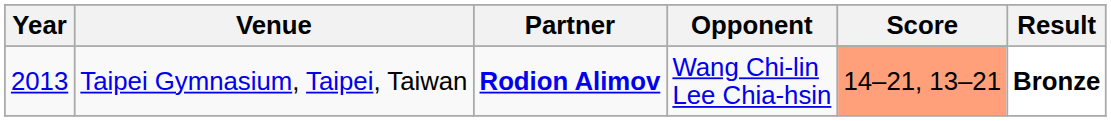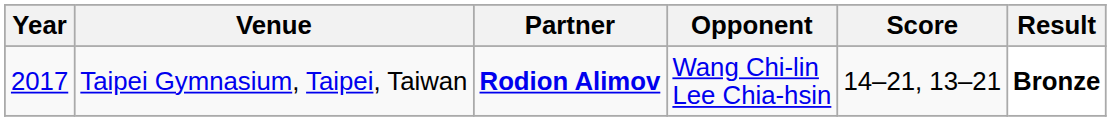(40, 81) 2013 -> (40, 81) 2017
(922, 81) lightsalmon background -> (922, 81) no background
